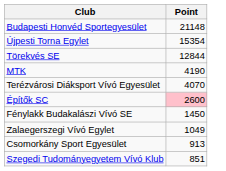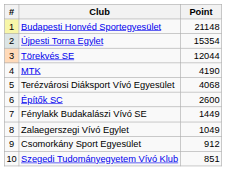+ column: (12, 12)
(192, 56) 12844 -> (207, 56) 12044
(195, 85) 4070 -> (209, 85) 4068
(195, 100) pink background -> (209, 100) no background
(195, 115) 1450 -> (209, 115) 1449
(197, 144) 913 -> (212, 144) 912
